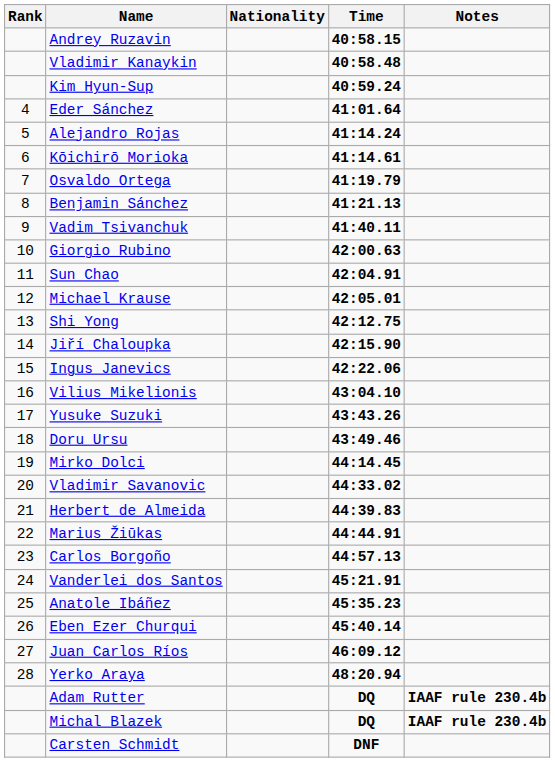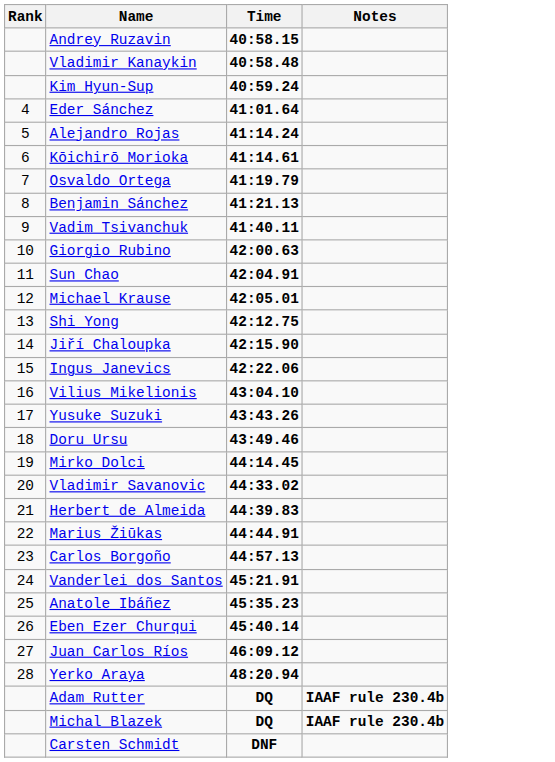- column: (277, 16)
